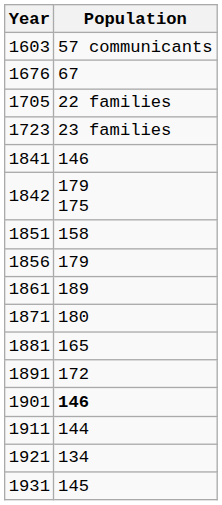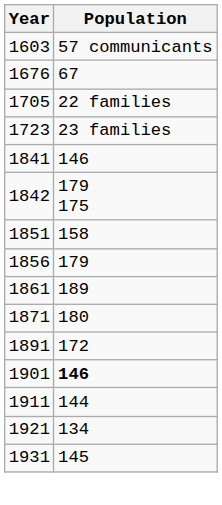- row: (29, 346)
